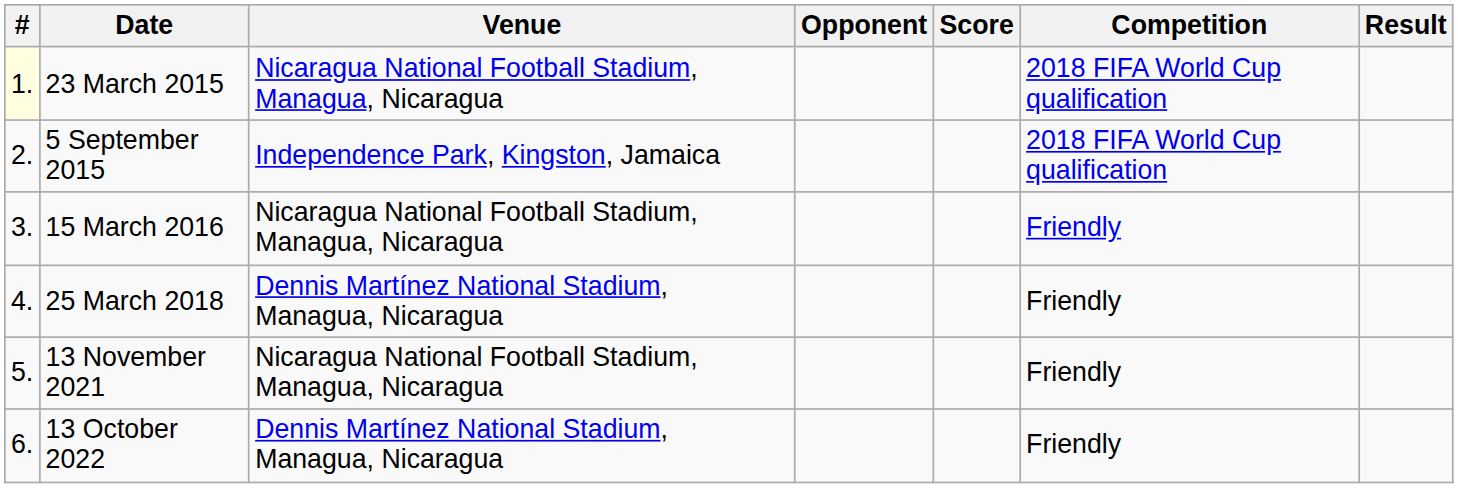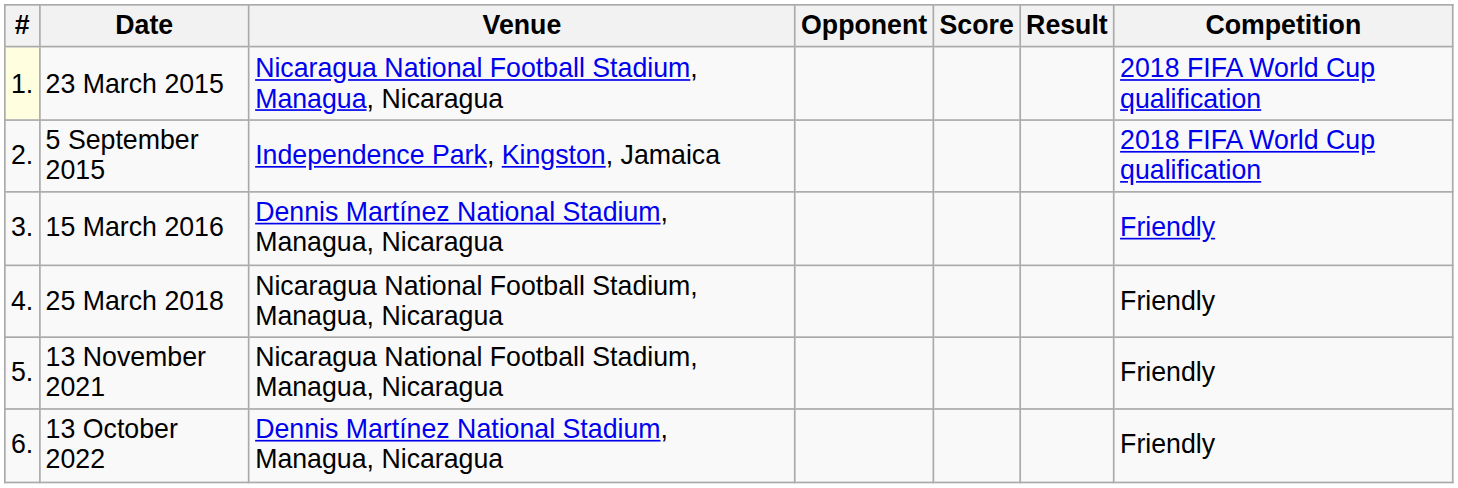columns swapped: (1406, 25) <-> (1189, 25)
(476, 227) Nicaragua National Football Stadium, Managua, Nicaragua -> (462, 227) Dennis Martínez National Stadium, Managua, Nicaragua
(462, 300) Dennis Martínez National Stadium, Managua, Nicaragua -> (476, 300) Nicaragua National Football Stadium, Managua, Nicaragua
